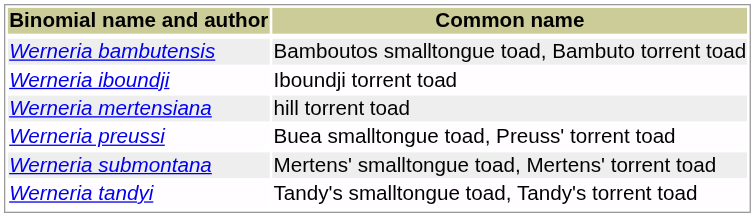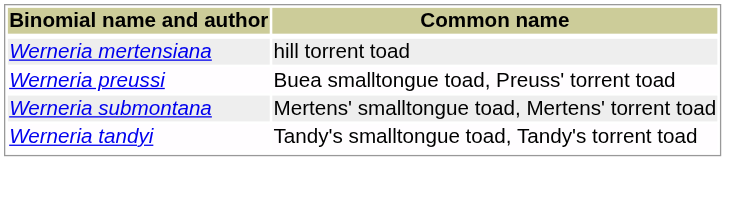- row: (112, 51)
- row: (89, 79)
